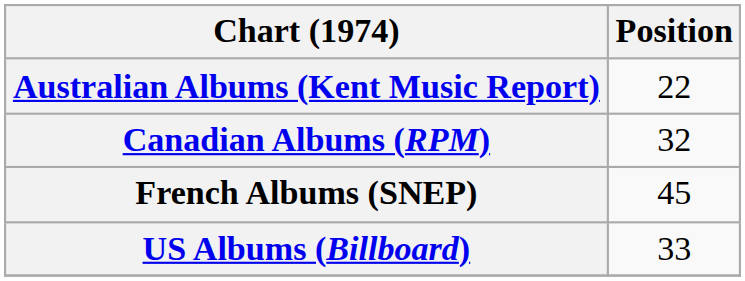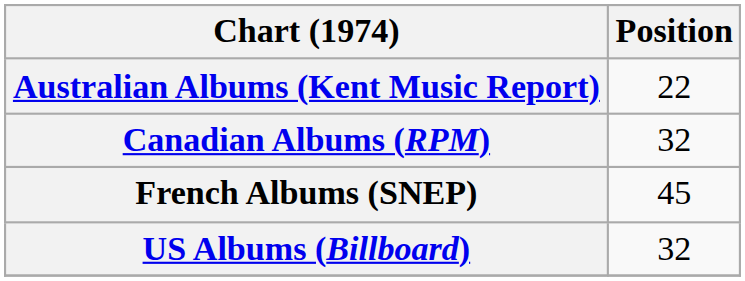(674, 247) 33 -> (674, 247) 32
